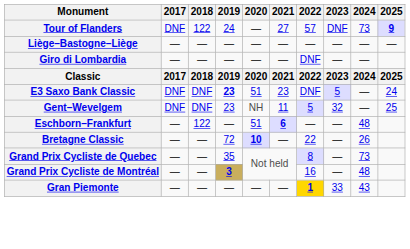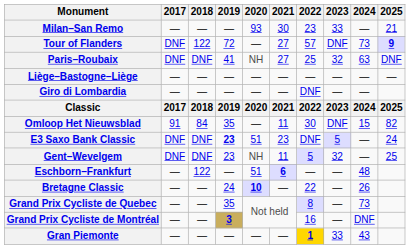+ row: (83, 28)
(229, 28) 24 -> (229, 44) 72
+ row: (83, 60)
+ row: (83, 124)
(229, 140) 72 -> (229, 188) 24
(364, 172) 48 -> (364, 220) DNF
